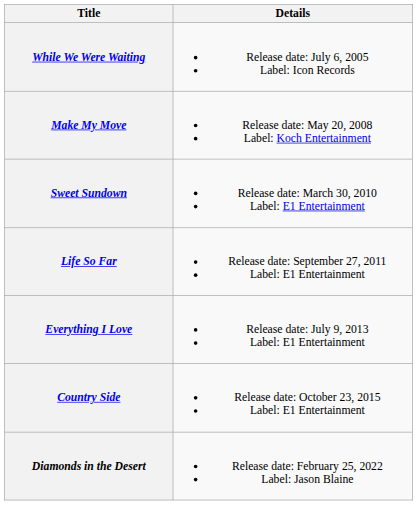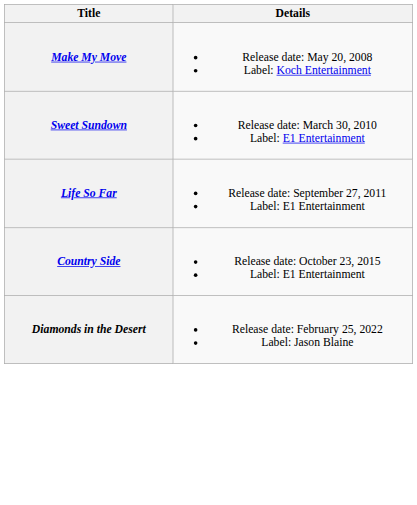- row: (89, 57)
- row: (89, 329)
